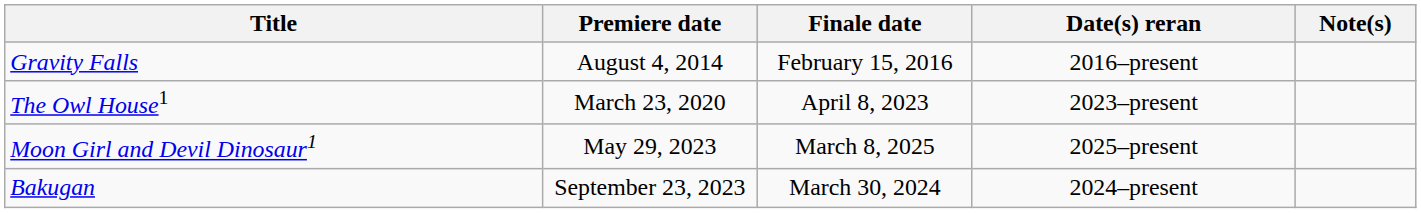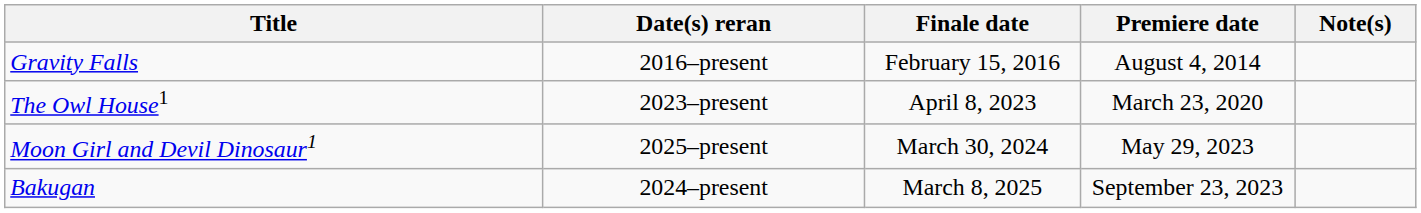columns swapped: (650, 23) <-> (1134, 23)
(865, 146) March 8, 2025 -> (972, 146) March 30, 2024
(865, 187) March 30, 2024 -> (972, 187) March 8, 2025
